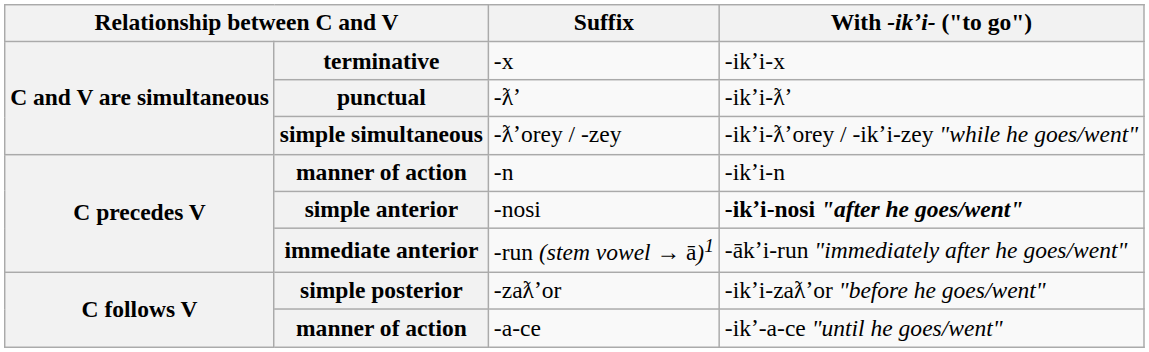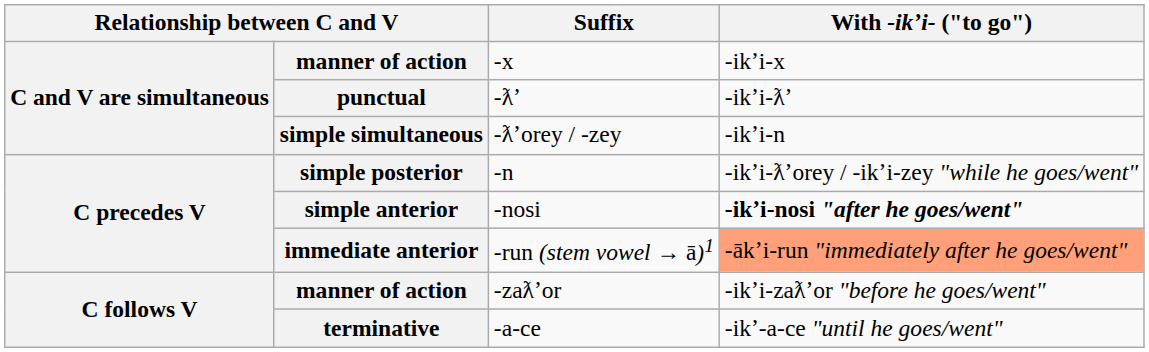(381, 60) terminative -> (381, 60) manner of action
(931, 135) -ikʼi-ƛʼorey / -ikʼi-zey "while he goes/went" -> (755, 135) -ikʼi-n
(381, 172) manner of action -> (381, 172) simple posterior
(755, 172) -ikʼi-n -> (931, 172) -ikʼi-ƛʼorey / -ikʼi-zey "while he goes/went"
(926, 250) no background -> (926, 250) lightsalmon background
(381, 290) simple posterior -> (381, 290) manner of action
(381, 327) manner of action -> (381, 327) terminative
